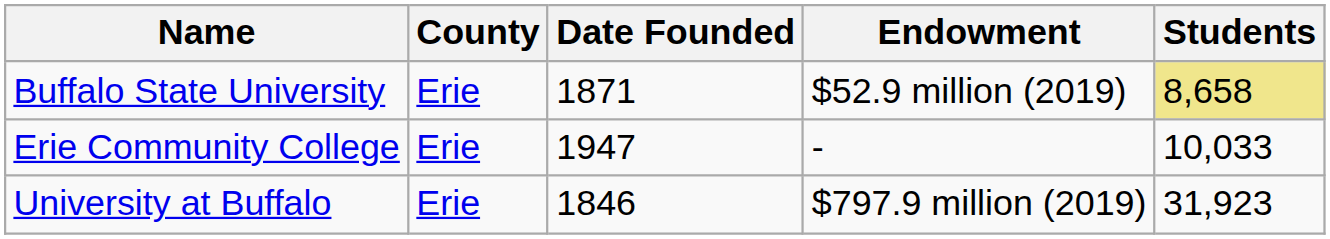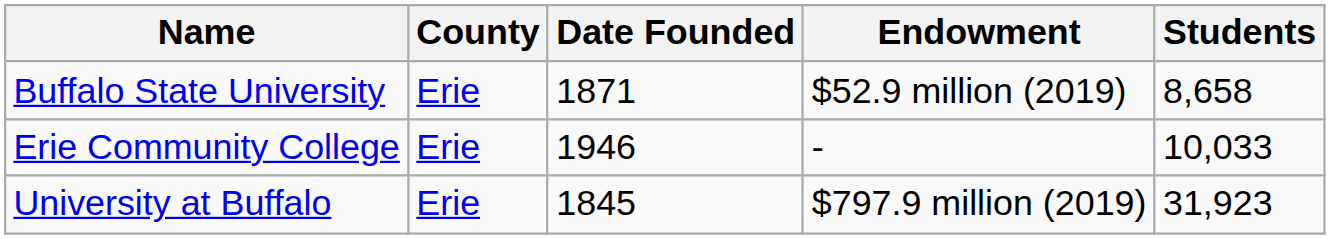(1208, 89) khaki background -> (1208, 89) no background
(596, 146) 1947 -> (596, 146) 1946
(596, 203) 1846 -> (596, 203) 1845
